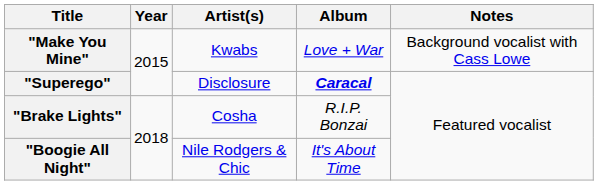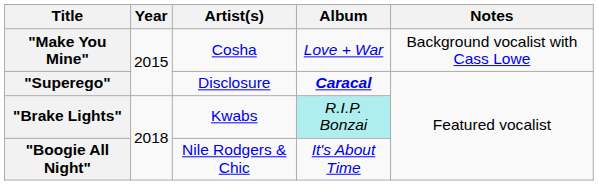(234, 50) Kwabs -> (234, 50) Cosha
(234, 116) Cosha -> (234, 116) Kwabs
(343, 116) no background -> (343, 116) paleturquoise background
